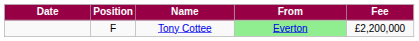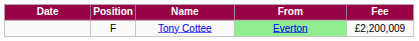(380, 28) £2,200,000 -> (380, 28) £2,200,009
